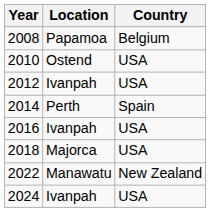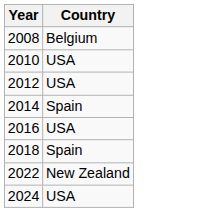- column: (79, 15)
(133, 151) USA -> (64, 151) Spain
